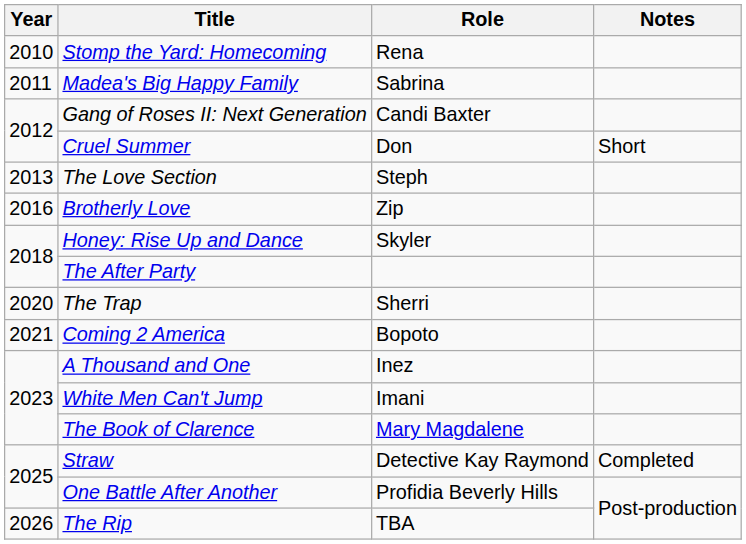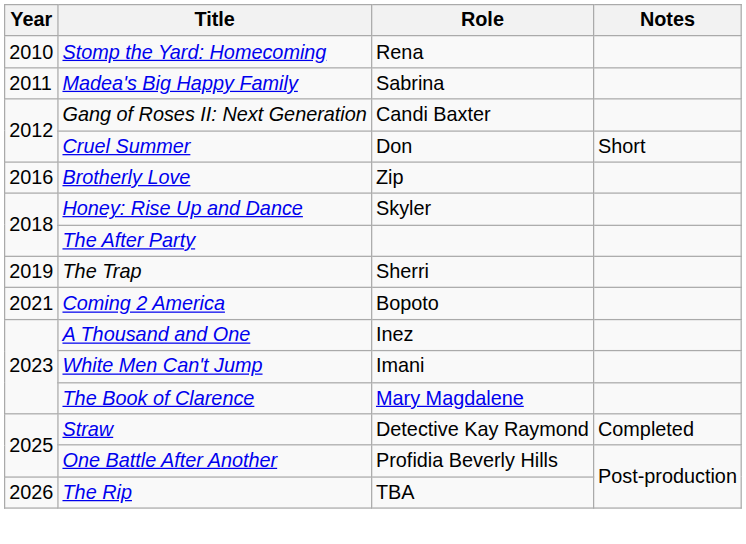- row: (140, 177)
(31, 303) 2020 -> (31, 271) 2019
